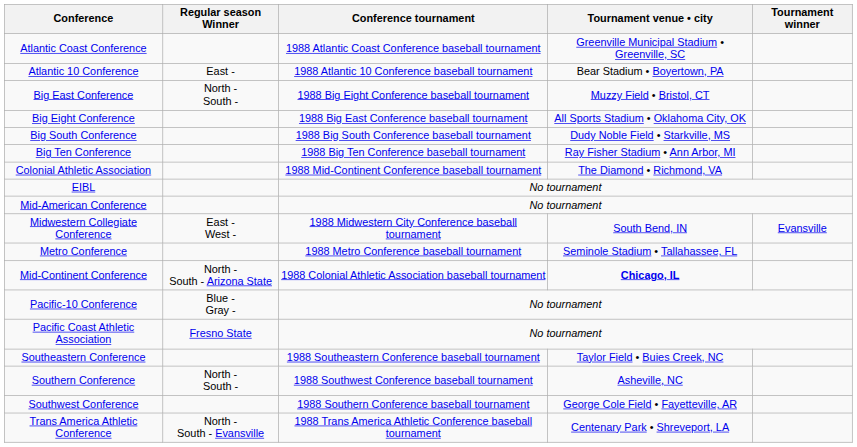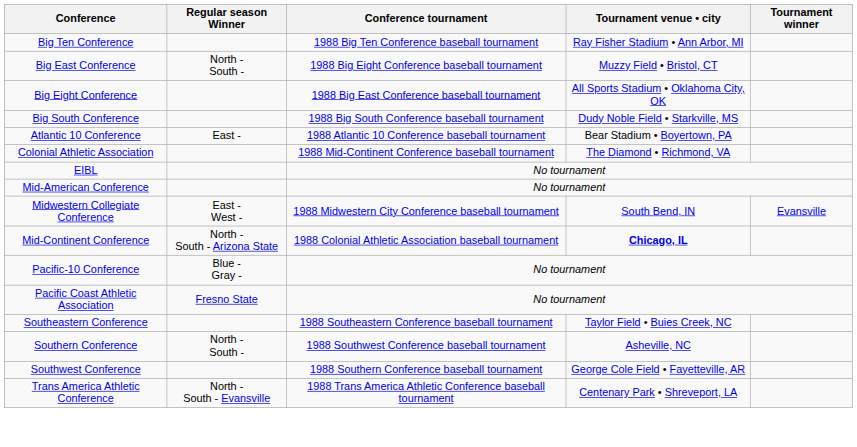- row: (83, 48)
rows swapped: (83, 72) <-> (83, 153)
- row: (83, 251)
